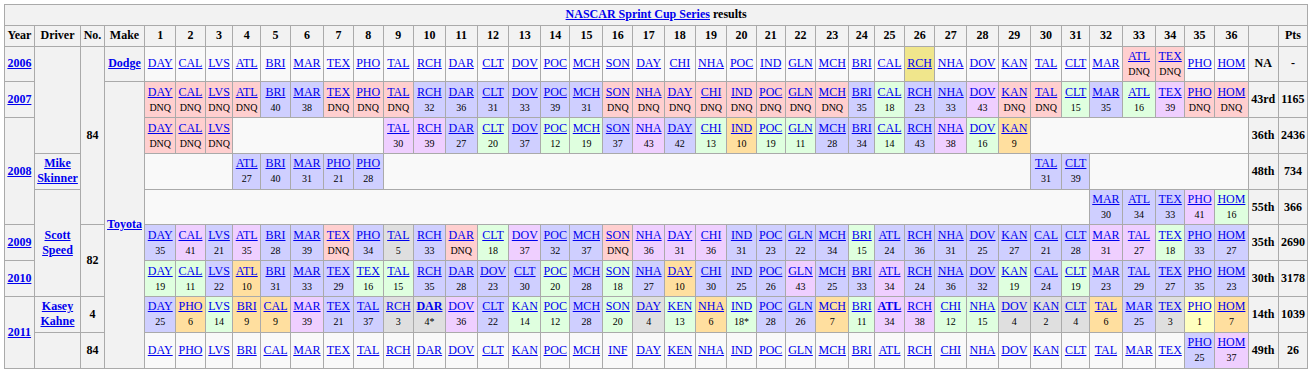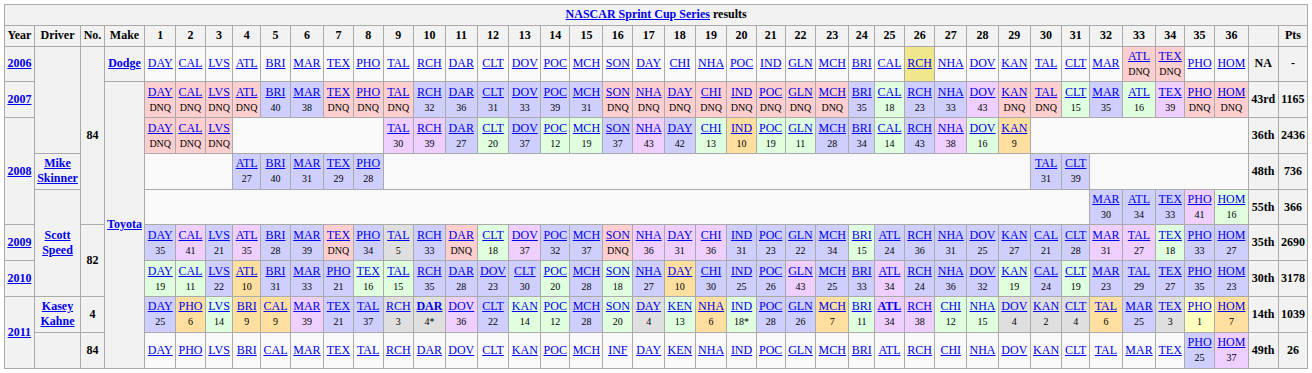(338, 170) PHO 21 -> (338, 170) TEX 29
(1293, 171) 734 -> (1293, 171) 736
(338, 278) TEX 29 -> (338, 278) PHO 21
